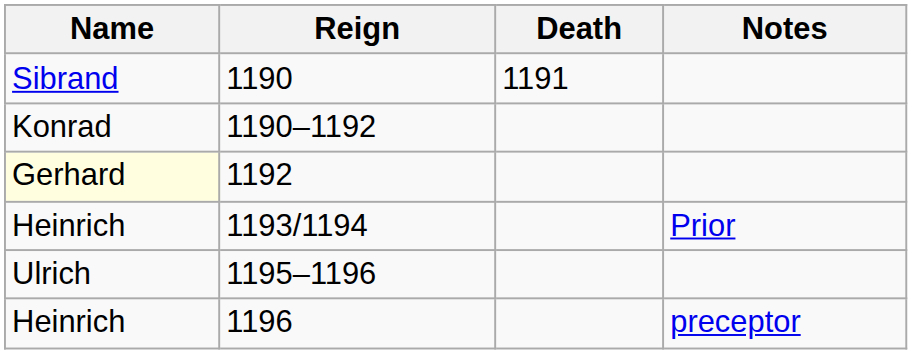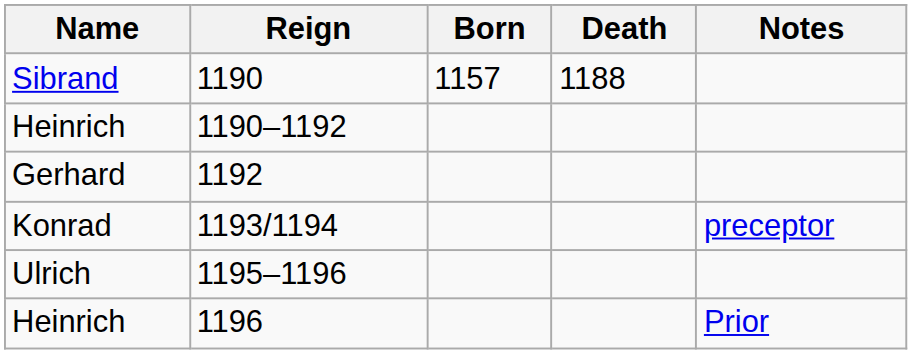+ column: (490, 28)
(535, 77) 1191 -> (592, 77) 1188
(62, 126) Konrad -> (69, 126) Heinrich
(69, 175) lightyellow background -> (69, 175) no background
(69, 224) Heinrich -> (62, 224) Konrad
(703, 224) Prior -> (769, 224) preceptor
(735, 322) preceptor -> (736, 322) Prior
